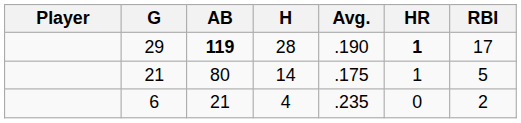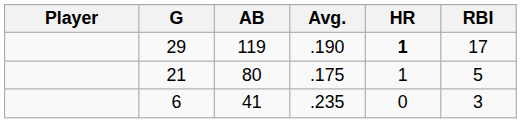- column: (286, 18)
(220, 46) bold -> (252, 46) normal
(220, 103) 21 -> (252, 103) 41
(483, 103) 2 -> (478, 103) 3
